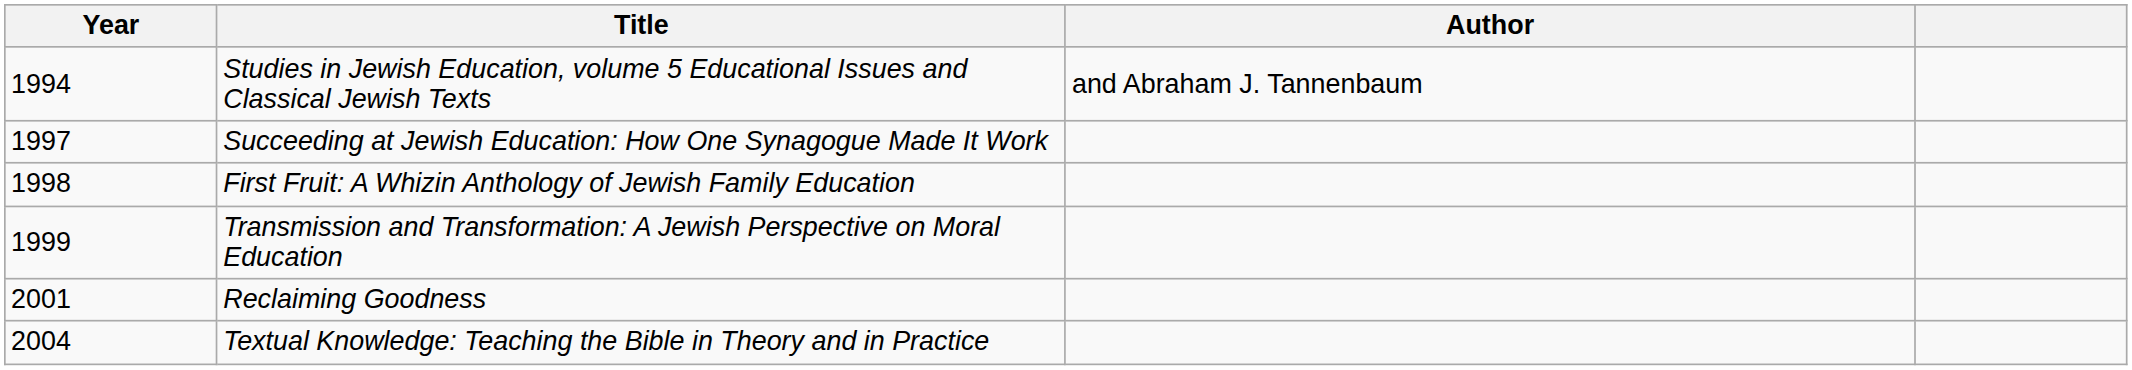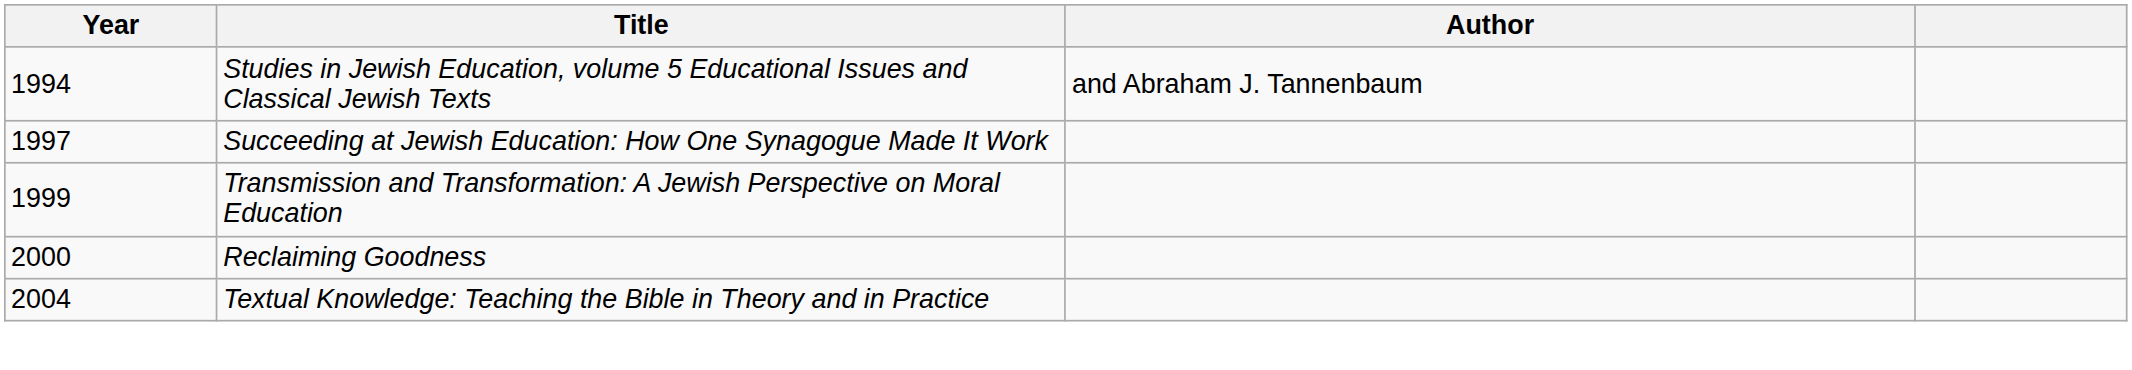- row: (569, 183)
(41, 299) 2001 -> (41, 256) 2000
